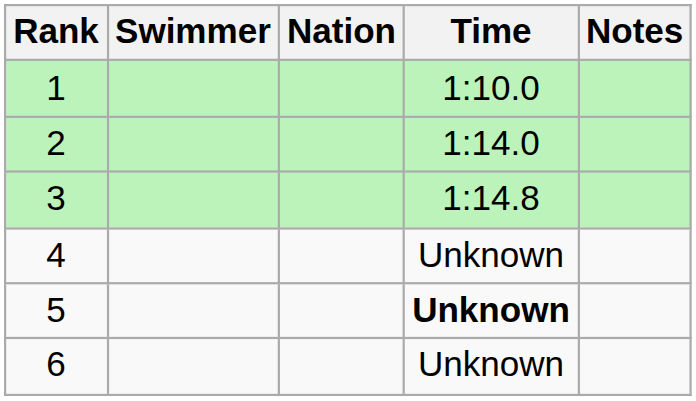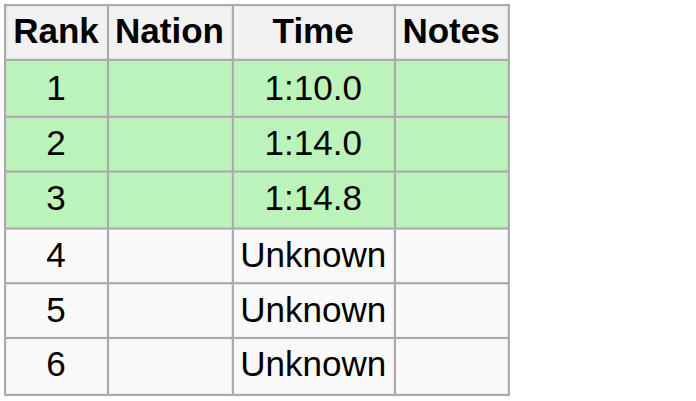- column: (193, 32)
(491, 310) bold -> (313, 310) normal
